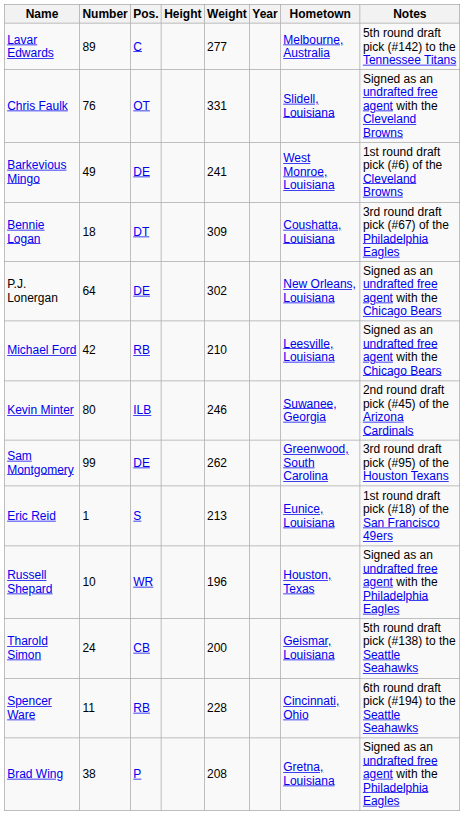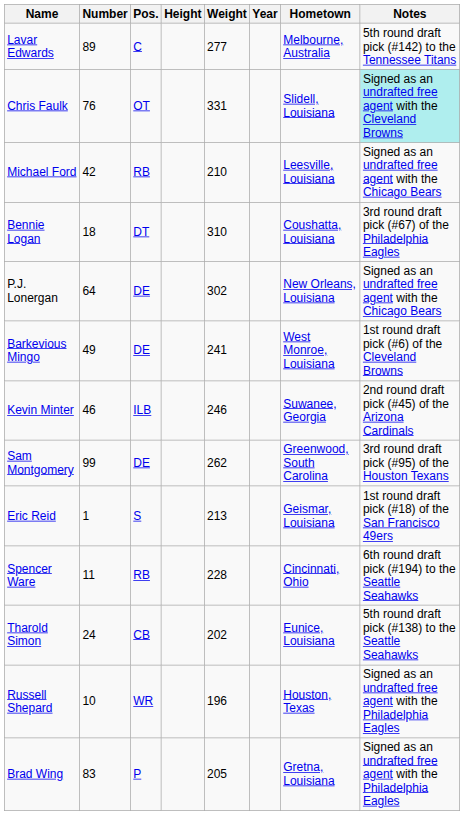(400, 106) no background -> (400, 106) paleturquoise background
rows swapped: (42, 350) <-> (37, 172)
(217, 231) 309 -> (217, 231) 310
(89, 410) 80 -> (89, 410) 46
(309, 516) Eunice, Louisiana -> (309, 516) Geismar, Louisiana
rows swapped: (30, 582) <-> (29, 708)
(217, 648) 200 -> (217, 635) 202
(309, 648) Geismar, Louisiana -> (309, 635) Eunice, Louisiana
(89, 774) 38 -> (89, 774) 83
(217, 774) 208 -> (217, 774) 205
